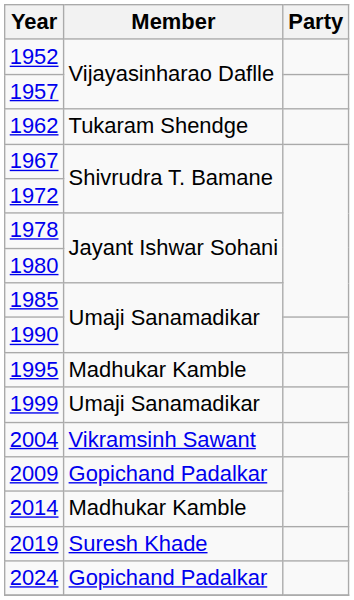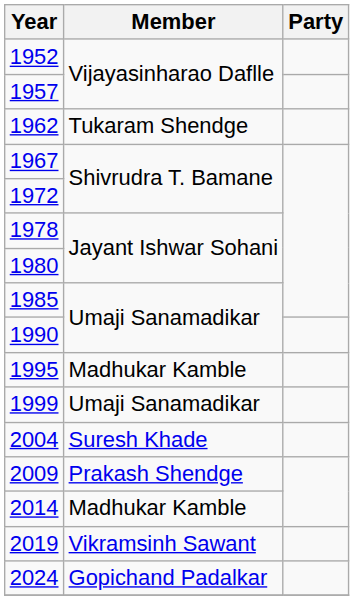(162, 439) Vikramsinh Sawant -> (138, 439) Suresh Khade
(168, 473) Gopichand Padalkar -> (156, 473) Prakash Shendge
(138, 543) Suresh Khade -> (162, 543) Vikramsinh Sawant
